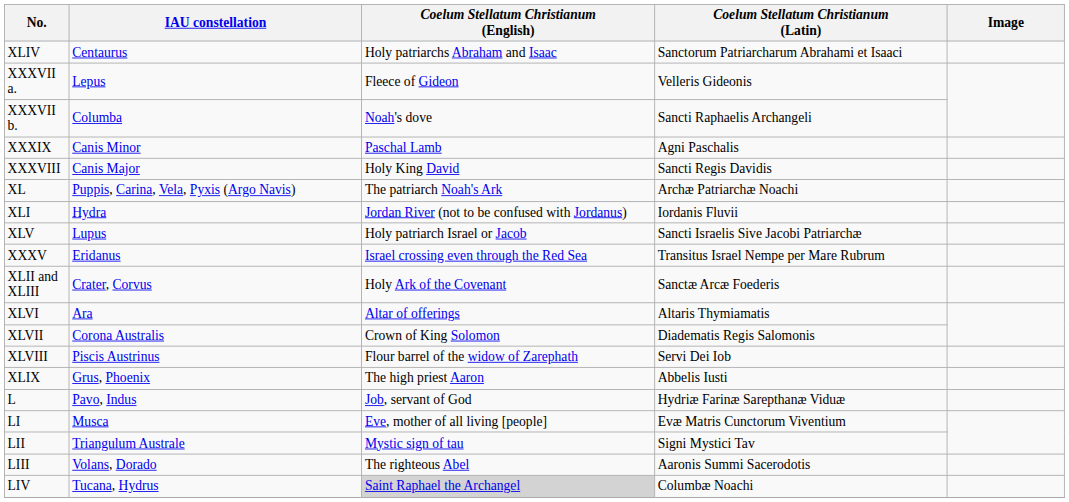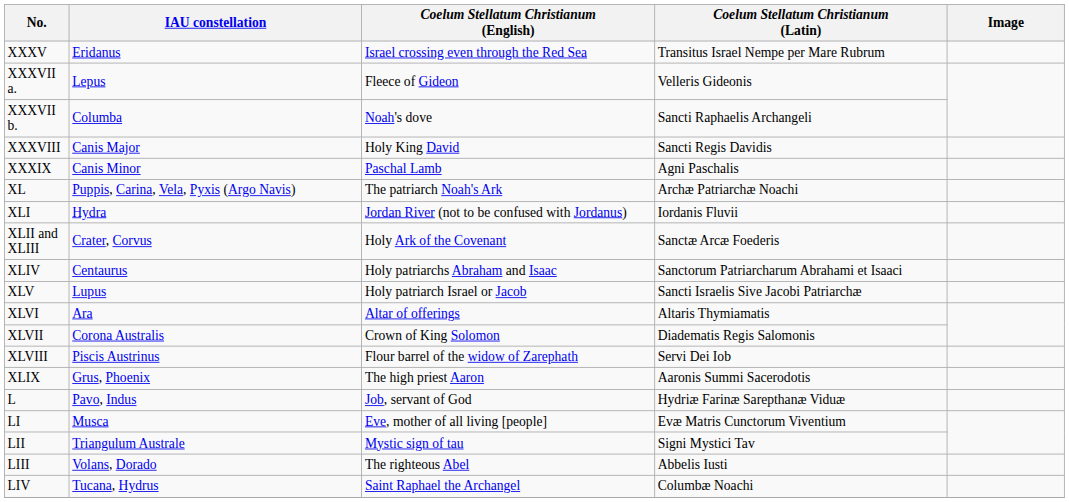rows swapped: (27, 255) <-> (24, 52)
rows swapped: (34, 169) <-> (29, 147)
rows swapped: (33, 284) <-> (21, 233)
(693, 378) Abbelis Iusti -> (734, 378) Aaronis Summi Sacerodotis
(734, 464) Aaronis Summi Sacerodotis -> (693, 464) Abbelis Iusti
(443, 486) lightgrey background -> (443, 486) no background
